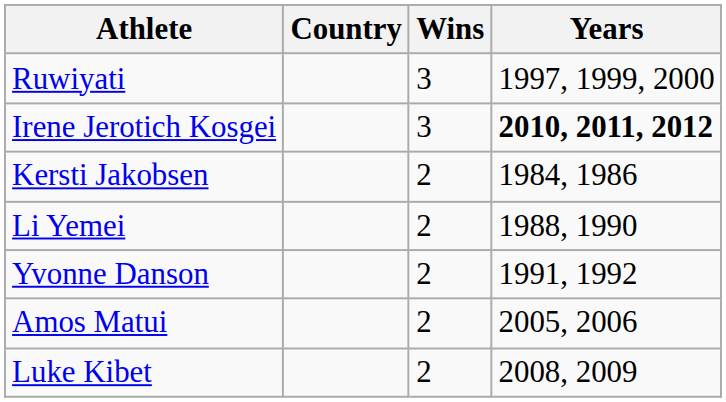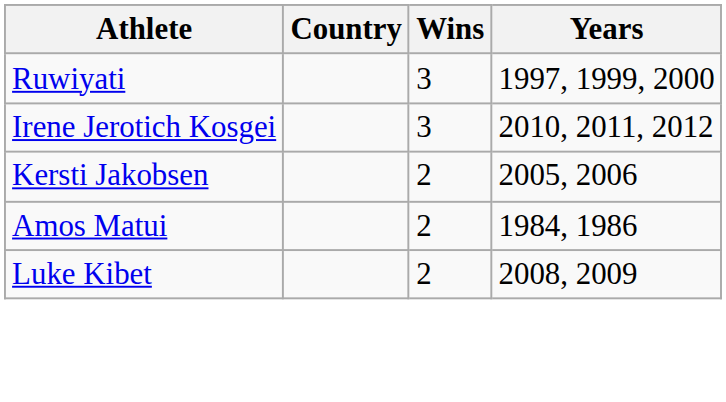(606, 126) bold -> (606, 126) normal
(568, 175) 1984, 1986 -> (568, 175) 2005, 2006
- row: (69, 224)
- row: (110, 273)
(568, 322) 2005, 2006 -> (568, 224) 1984, 1986
